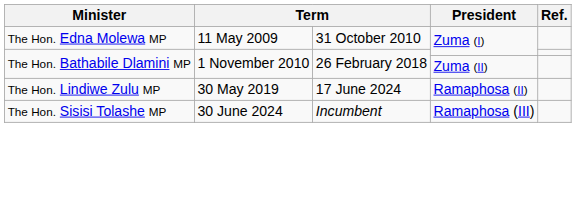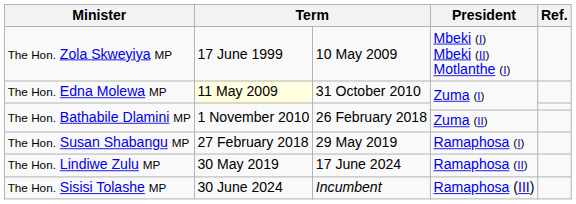+ row: (90, 53)
(238, 37) no background -> (238, 92) lightyellow background
+ row: (99, 143)
